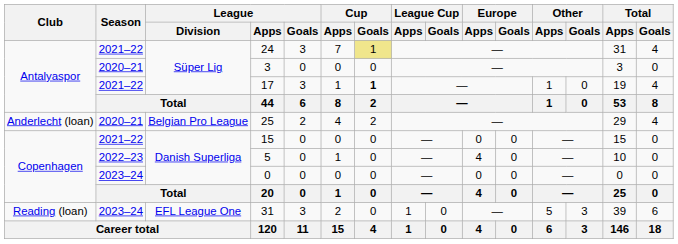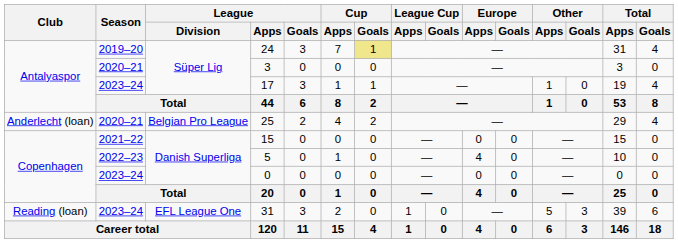(121, 49) 2021–22 -> (121, 49) 2019–20
(121, 85) 2021–22 -> (121, 85) 2023–24
(373, 85) bold -> (373, 85) normal
